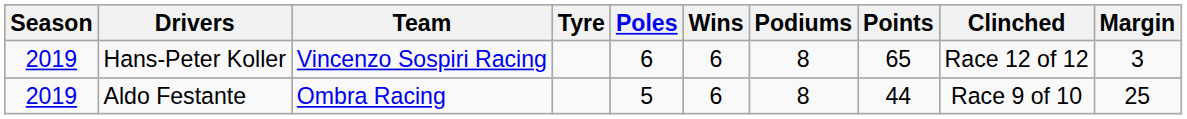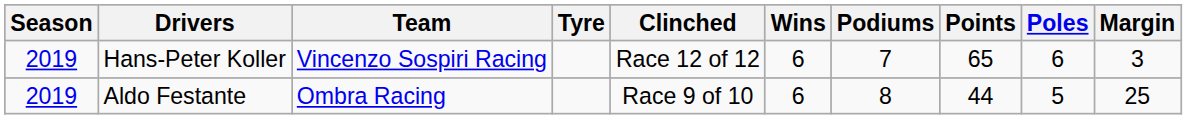columns swapped: (647, 23) <-> (1017, 23)
(803, 59) 8 -> (886, 59) 7
